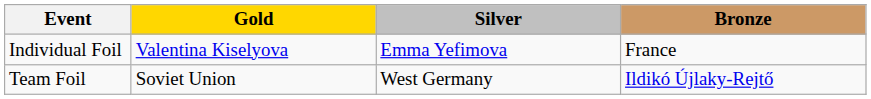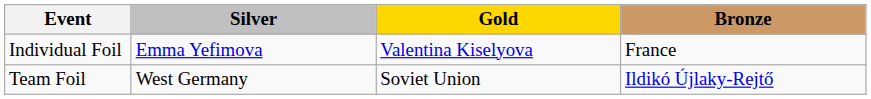columns swapped: (254, 19) <-> (498, 19)
